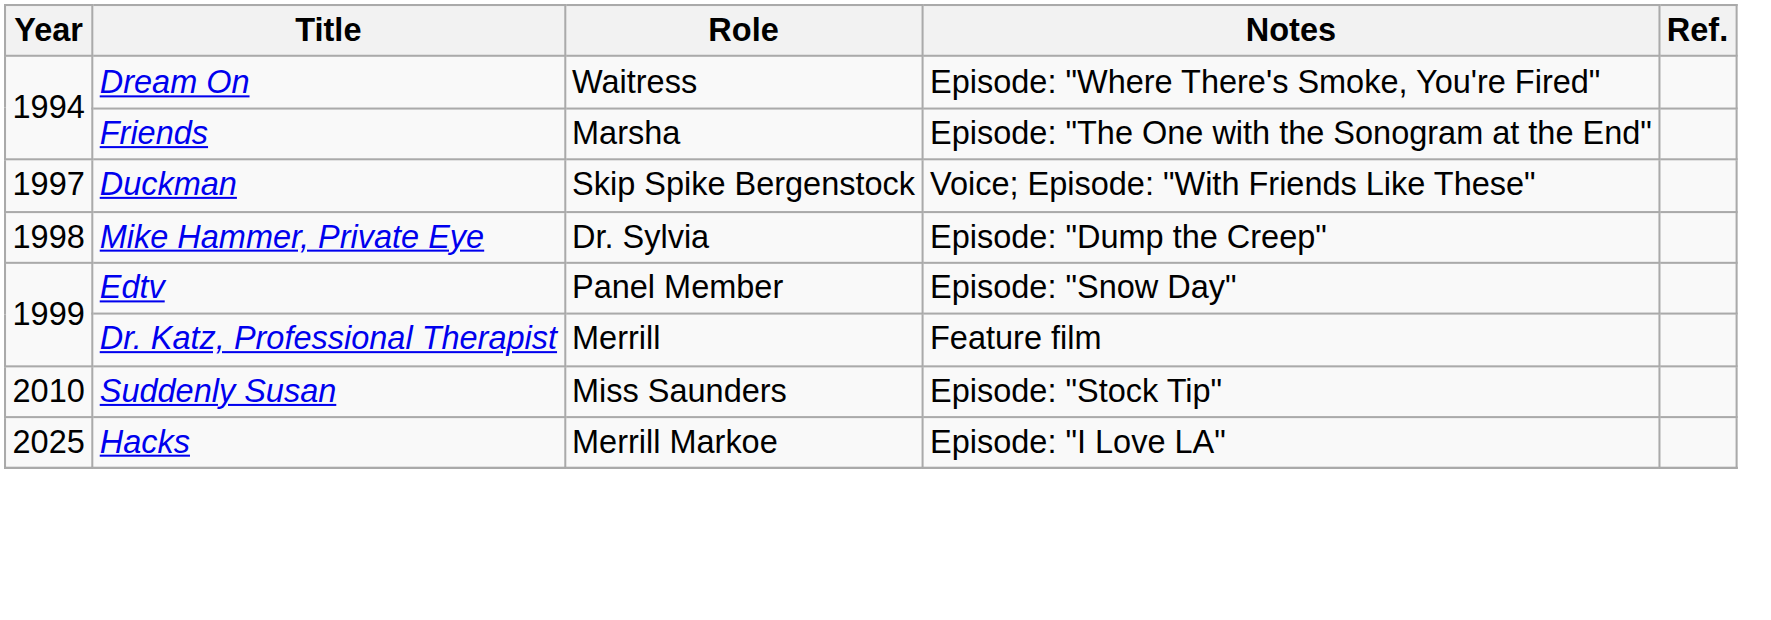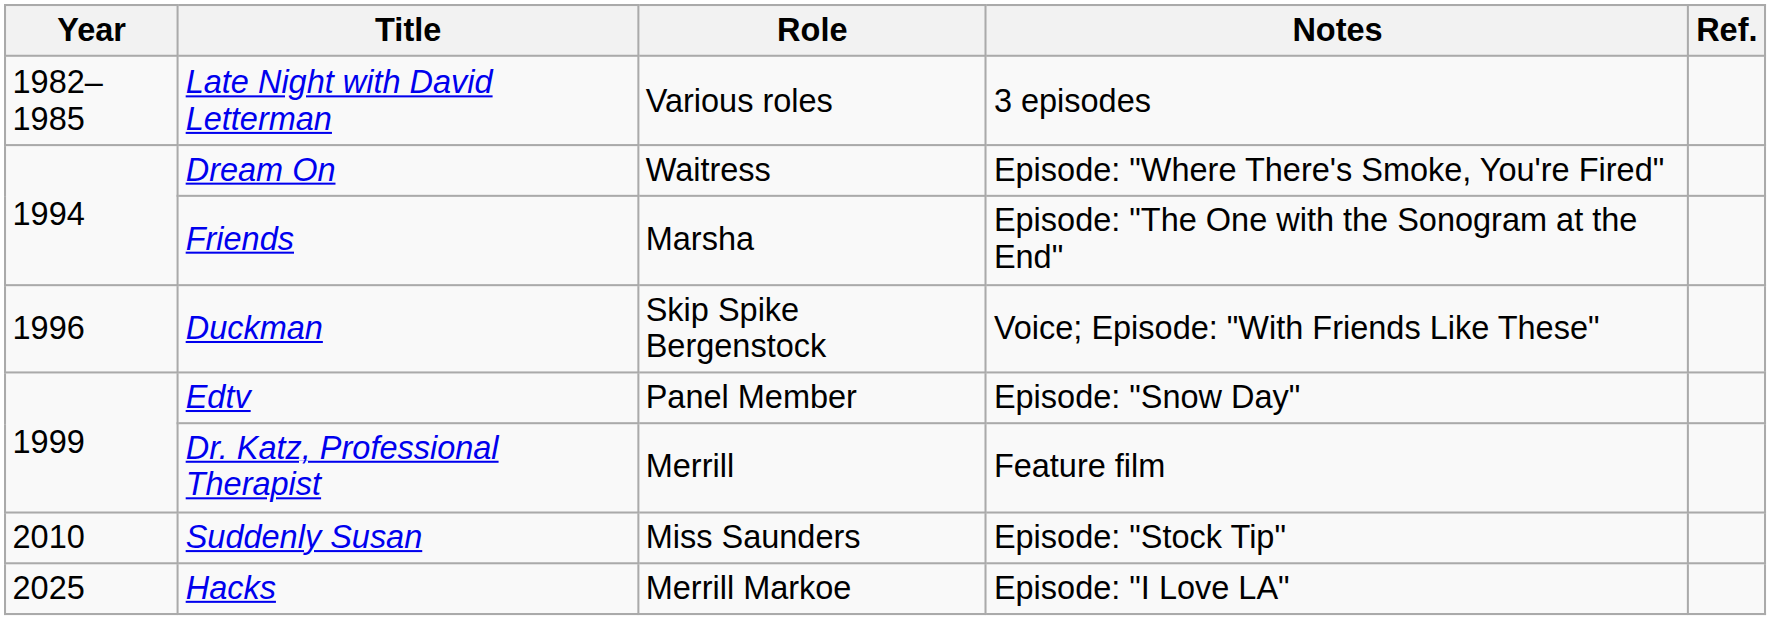+ row: (339, 100)
(49, 184) 1997 -> (49, 327) 1996
- row: (292, 236)
